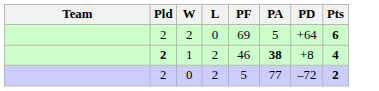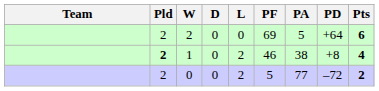+ column: (215, 14)
(275, 55) bold -> (301, 55) normal
